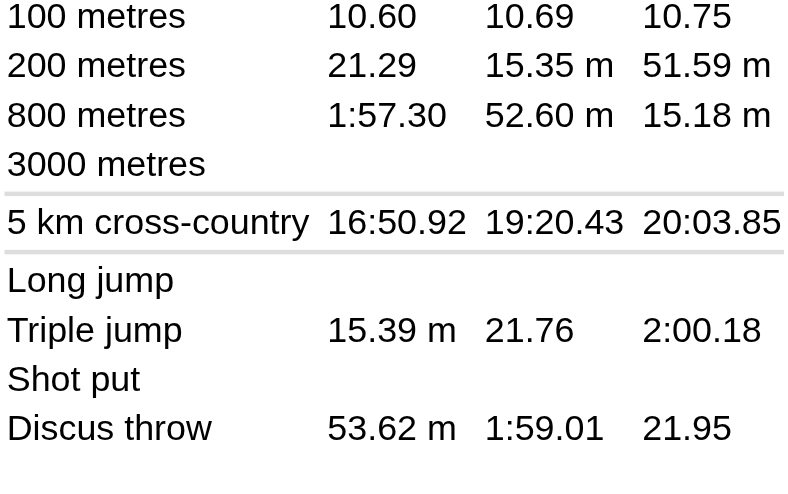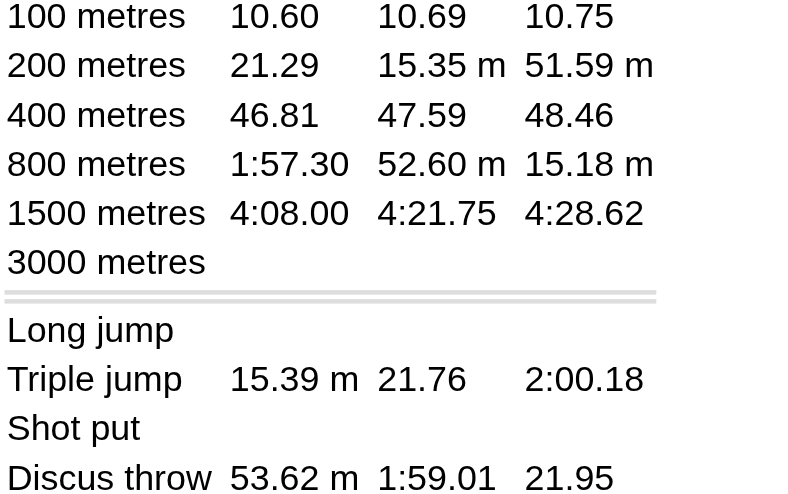+ row: (96, 114)
+ row: (106, 213)
- row: (158, 222)
